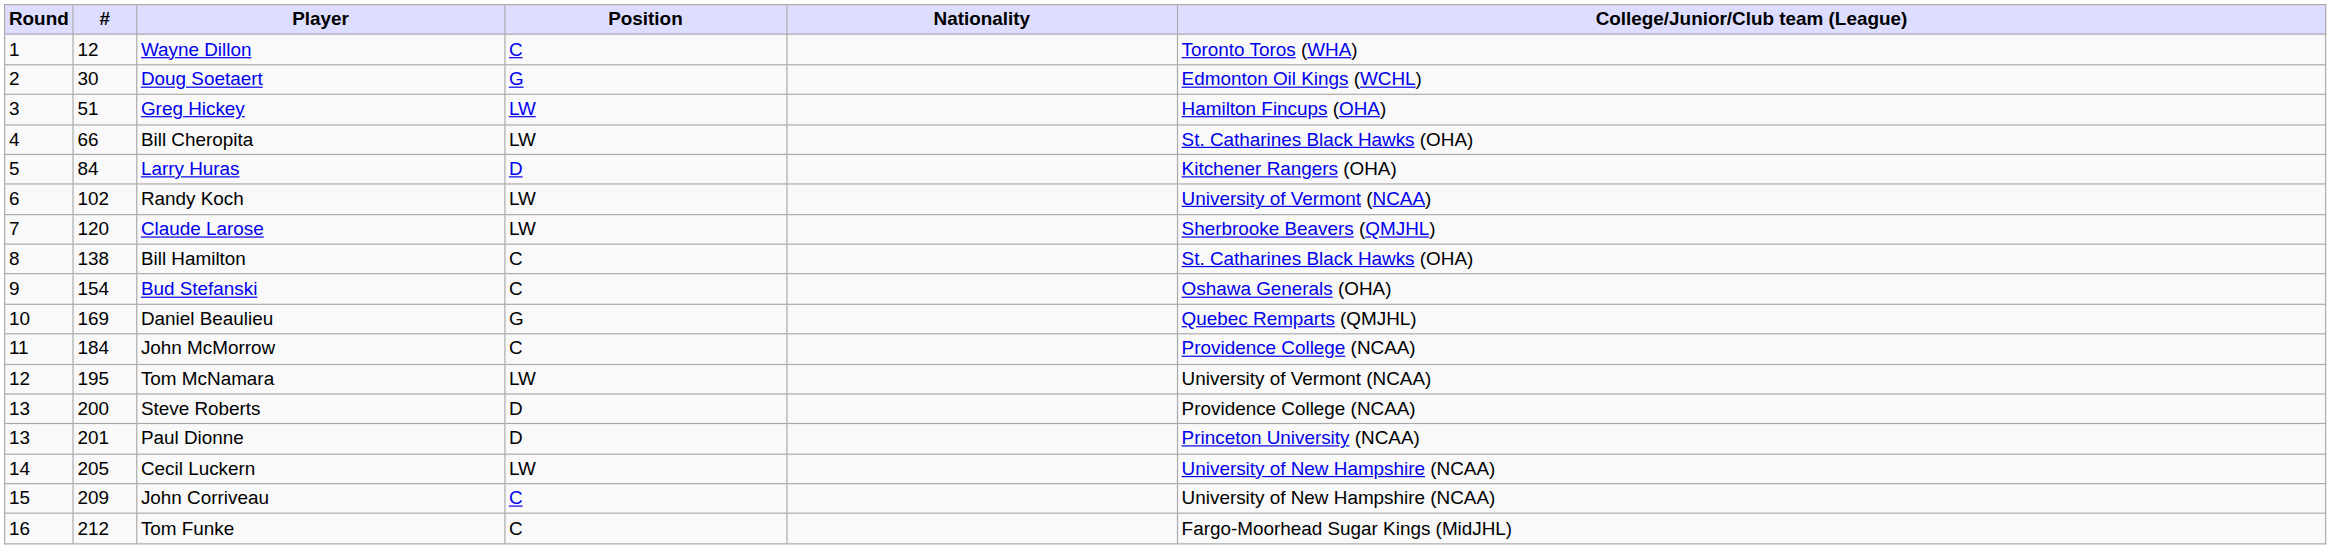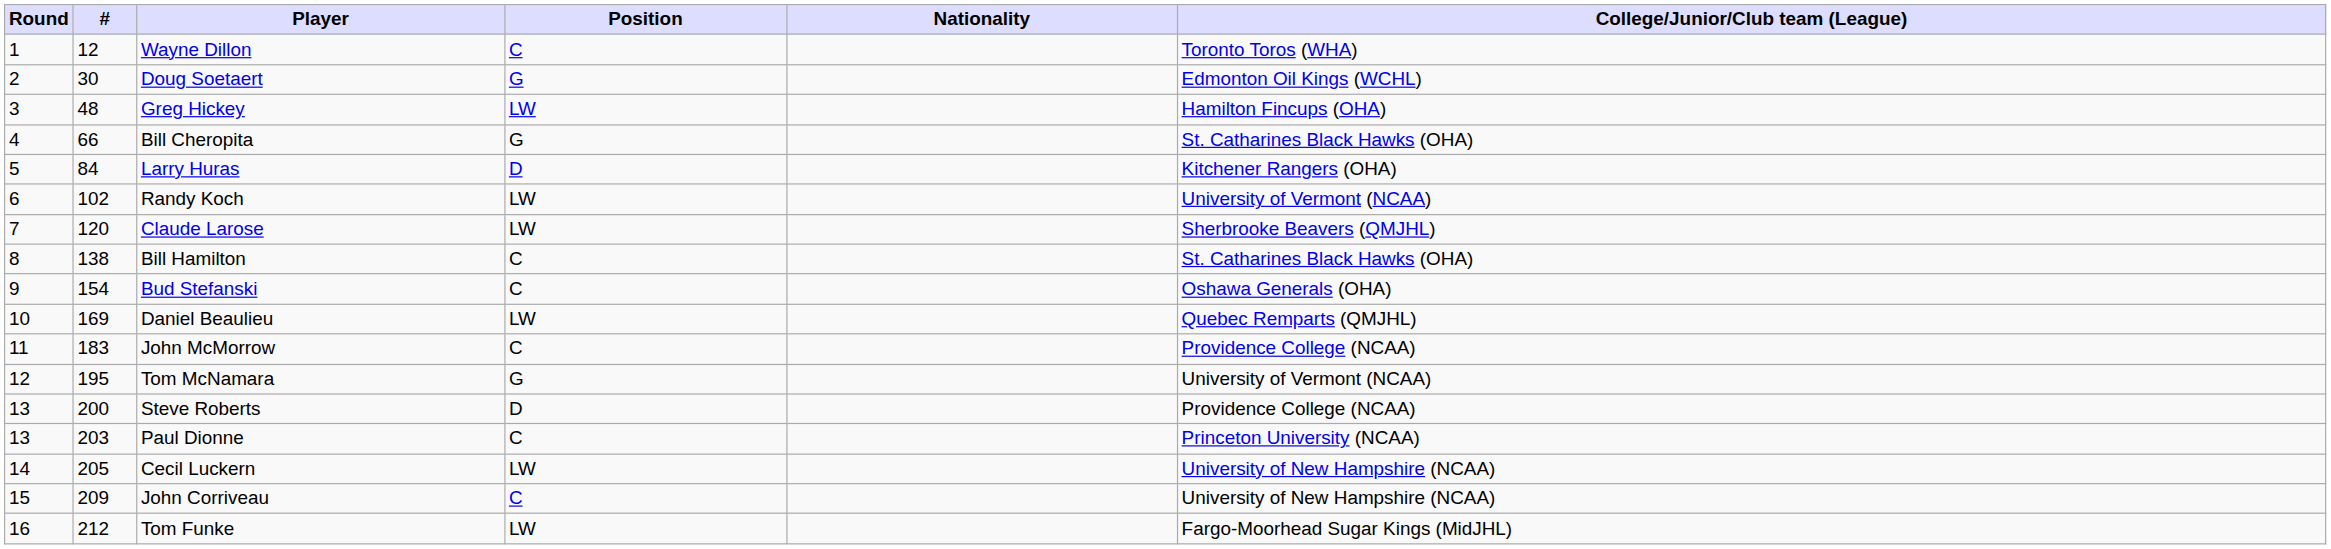(88, 109) 51 -> (88, 109) 48
(522, 139) LW -> (516, 139) G
(516, 318) G -> (522, 318) LW
(93, 348) 184 -> (93, 348) 183
(522, 378) LW -> (516, 378) G
(93, 438) 201 -> (93, 438) 203
(516, 438) D -> (516, 438) C
(516, 528) C -> (522, 528) LW
